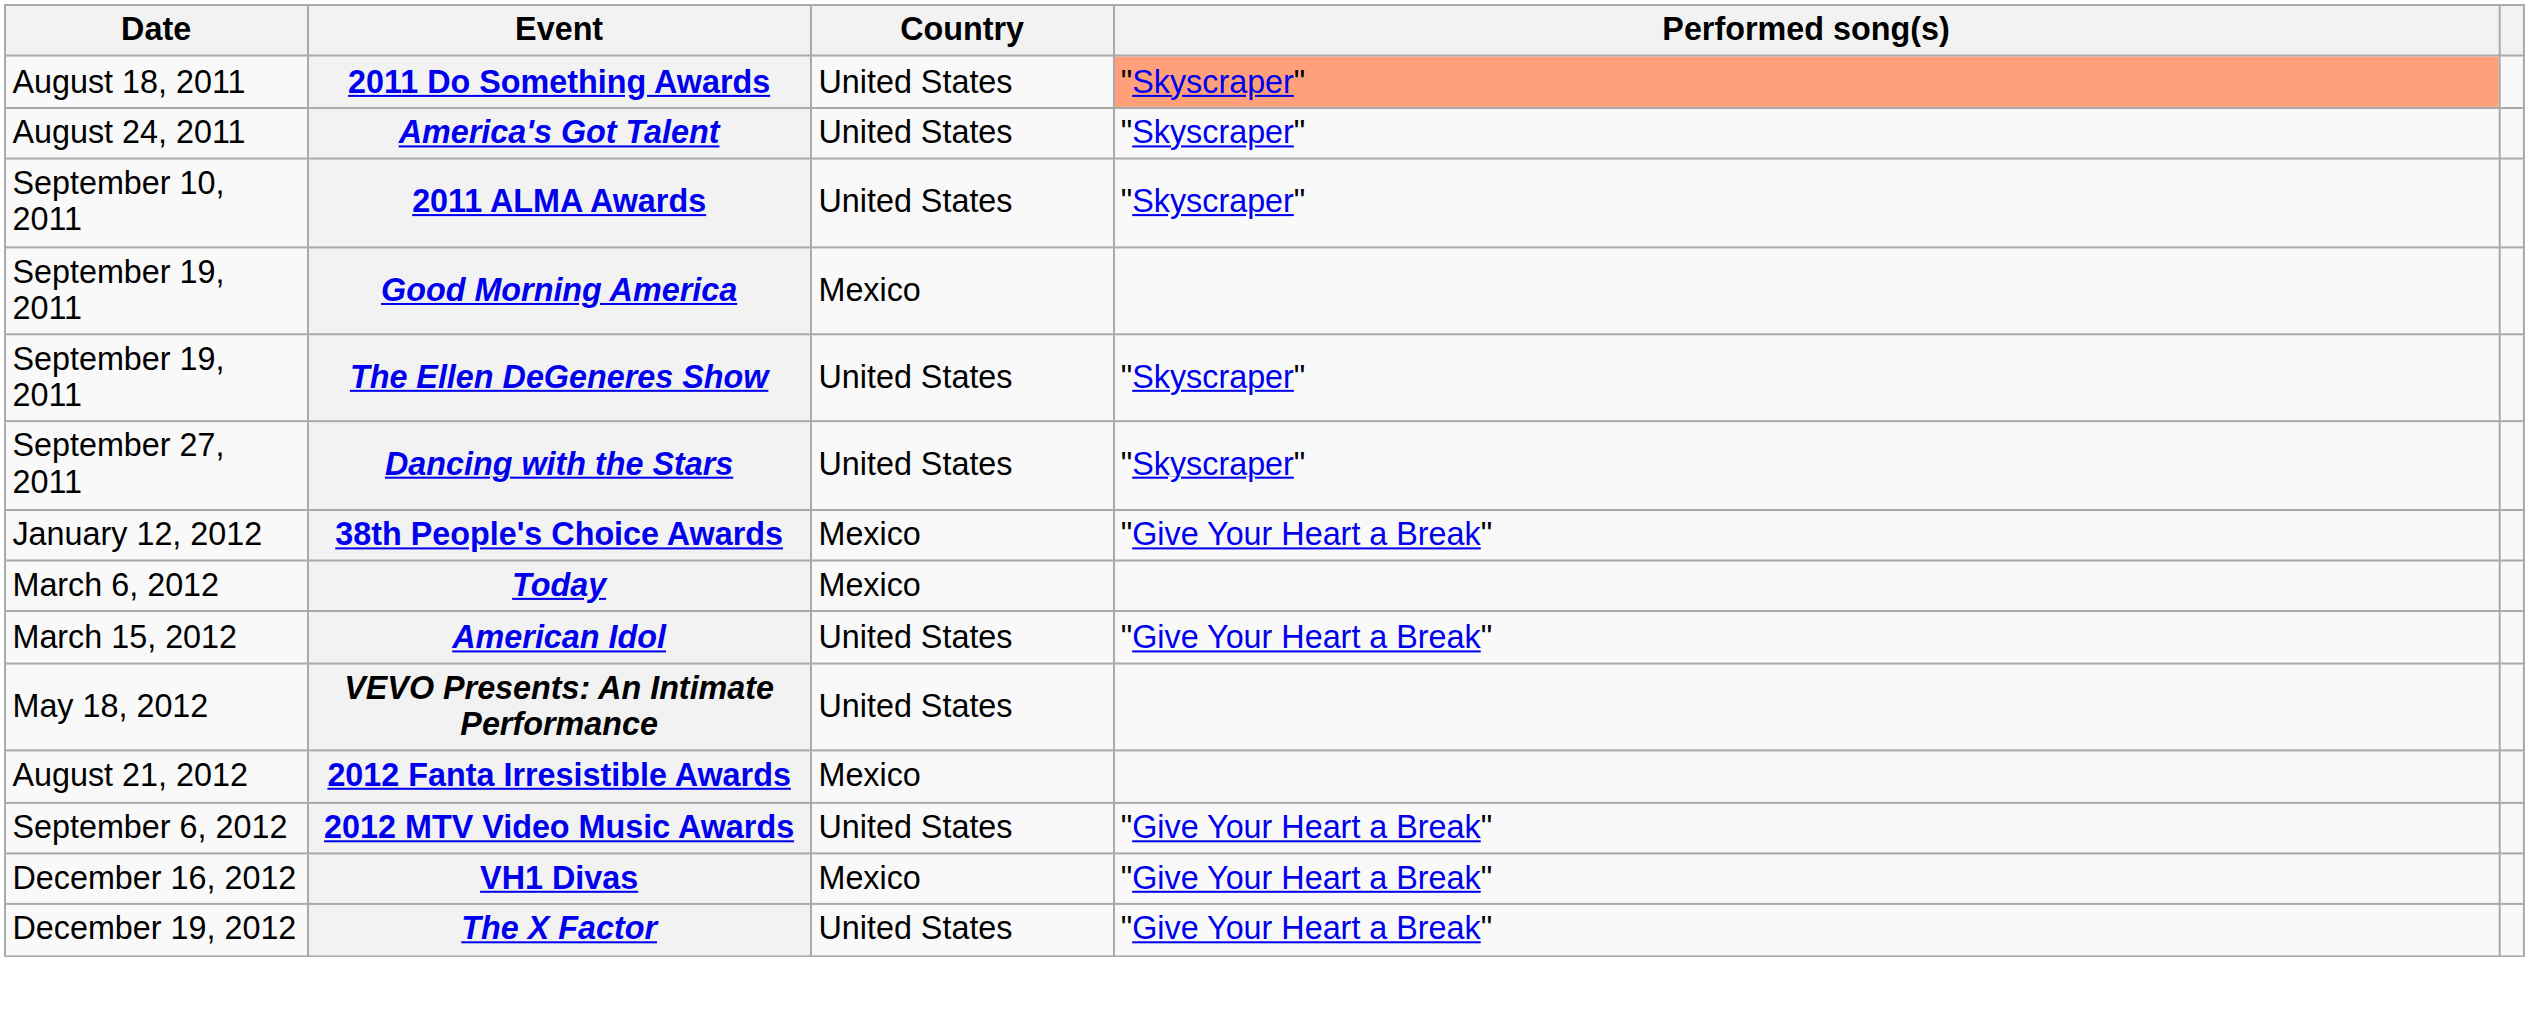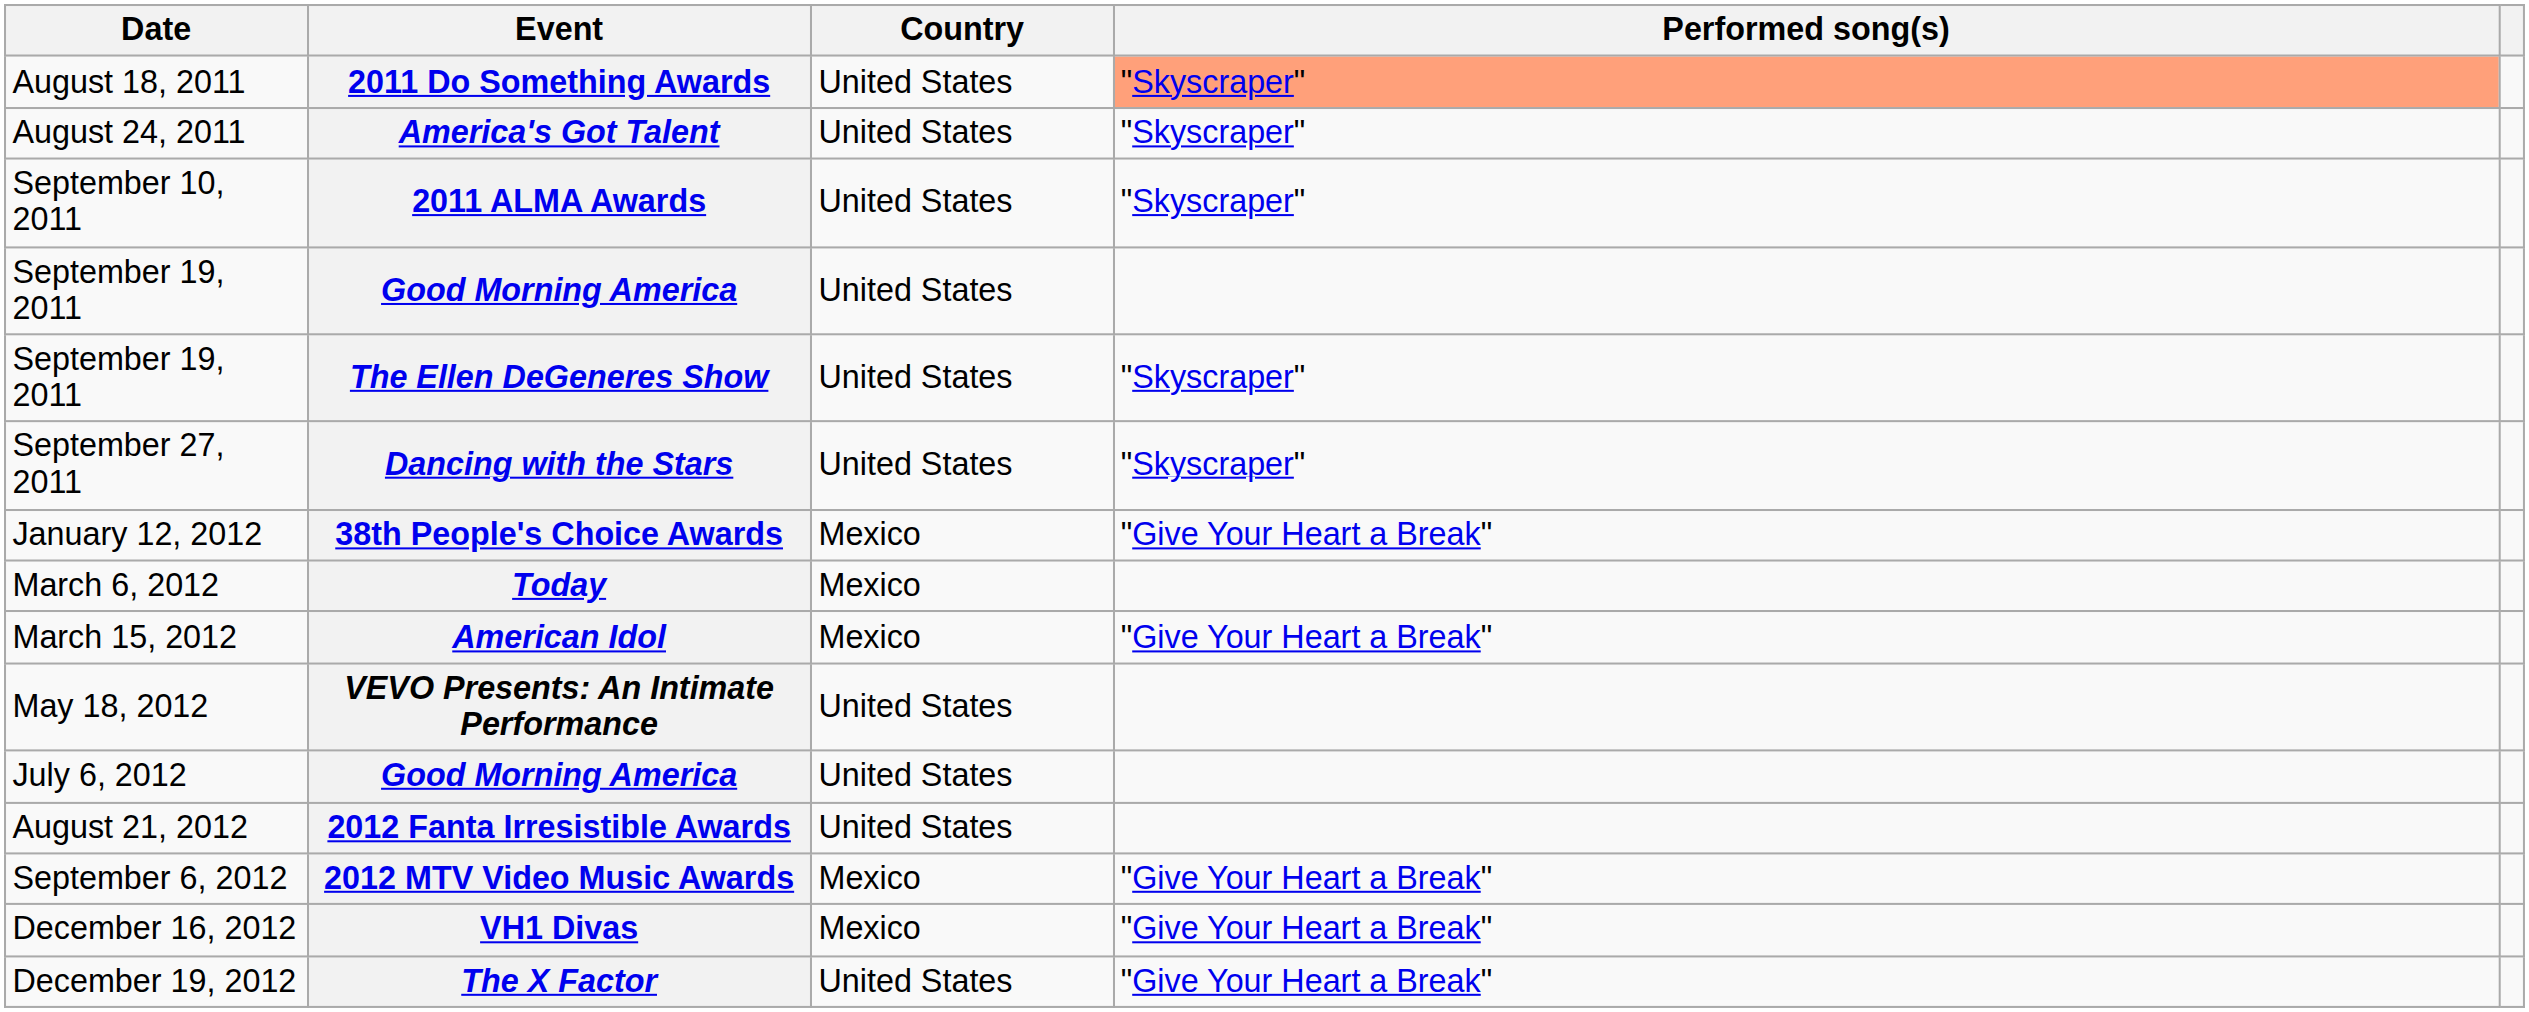(870, 289) Mexico -> (915, 289) United States
(915, 636) United States -> (870, 636) Mexico
+ row: (100, 775)
(870, 775) Mexico -> (915, 827) United States
(915, 827) United States -> (870, 878) Mexico
